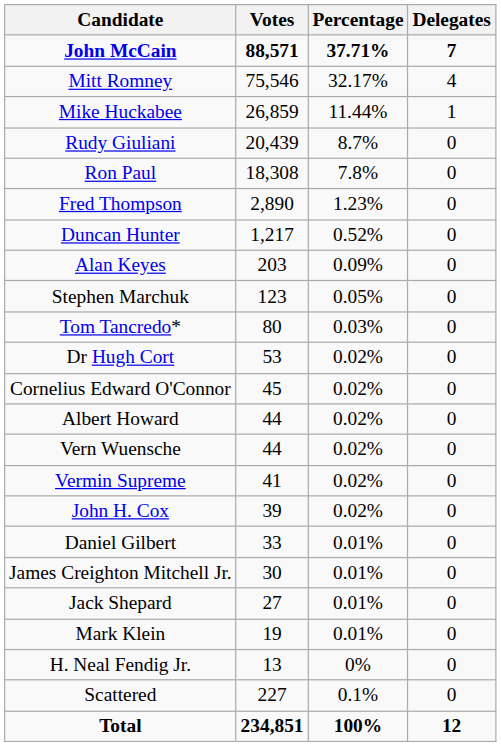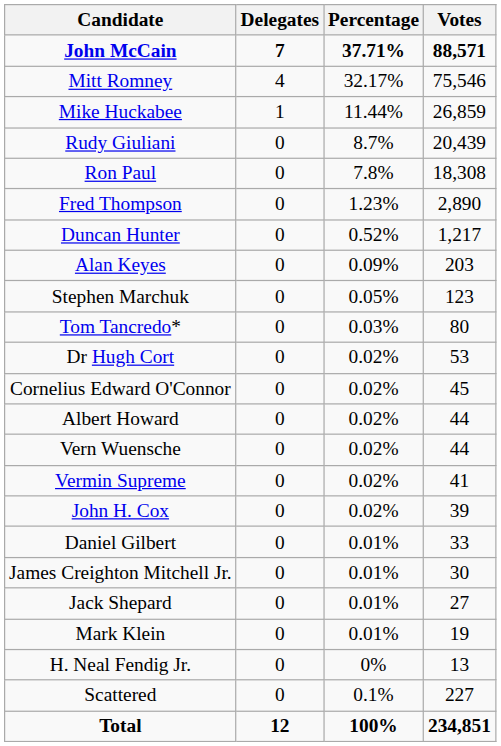columns swapped: (272, 19) <-> (452, 19)
